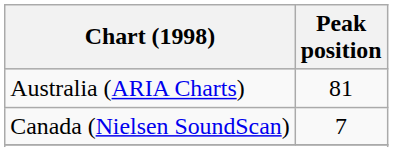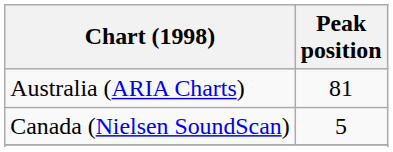(341, 125) 7 -> (341, 125) 5
